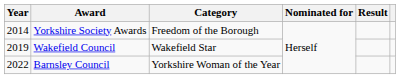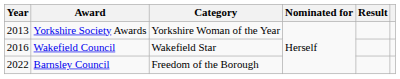(18, 30) 2014 -> (18, 30) 2013
(205, 30) Freedom of the Borough -> (216, 30) Yorkshire Woman of the Year
(18, 47) 2019 -> (18, 47) 2016
(216, 64) Yorkshire Woman of the Year -> (205, 64) Freedom of the Borough
